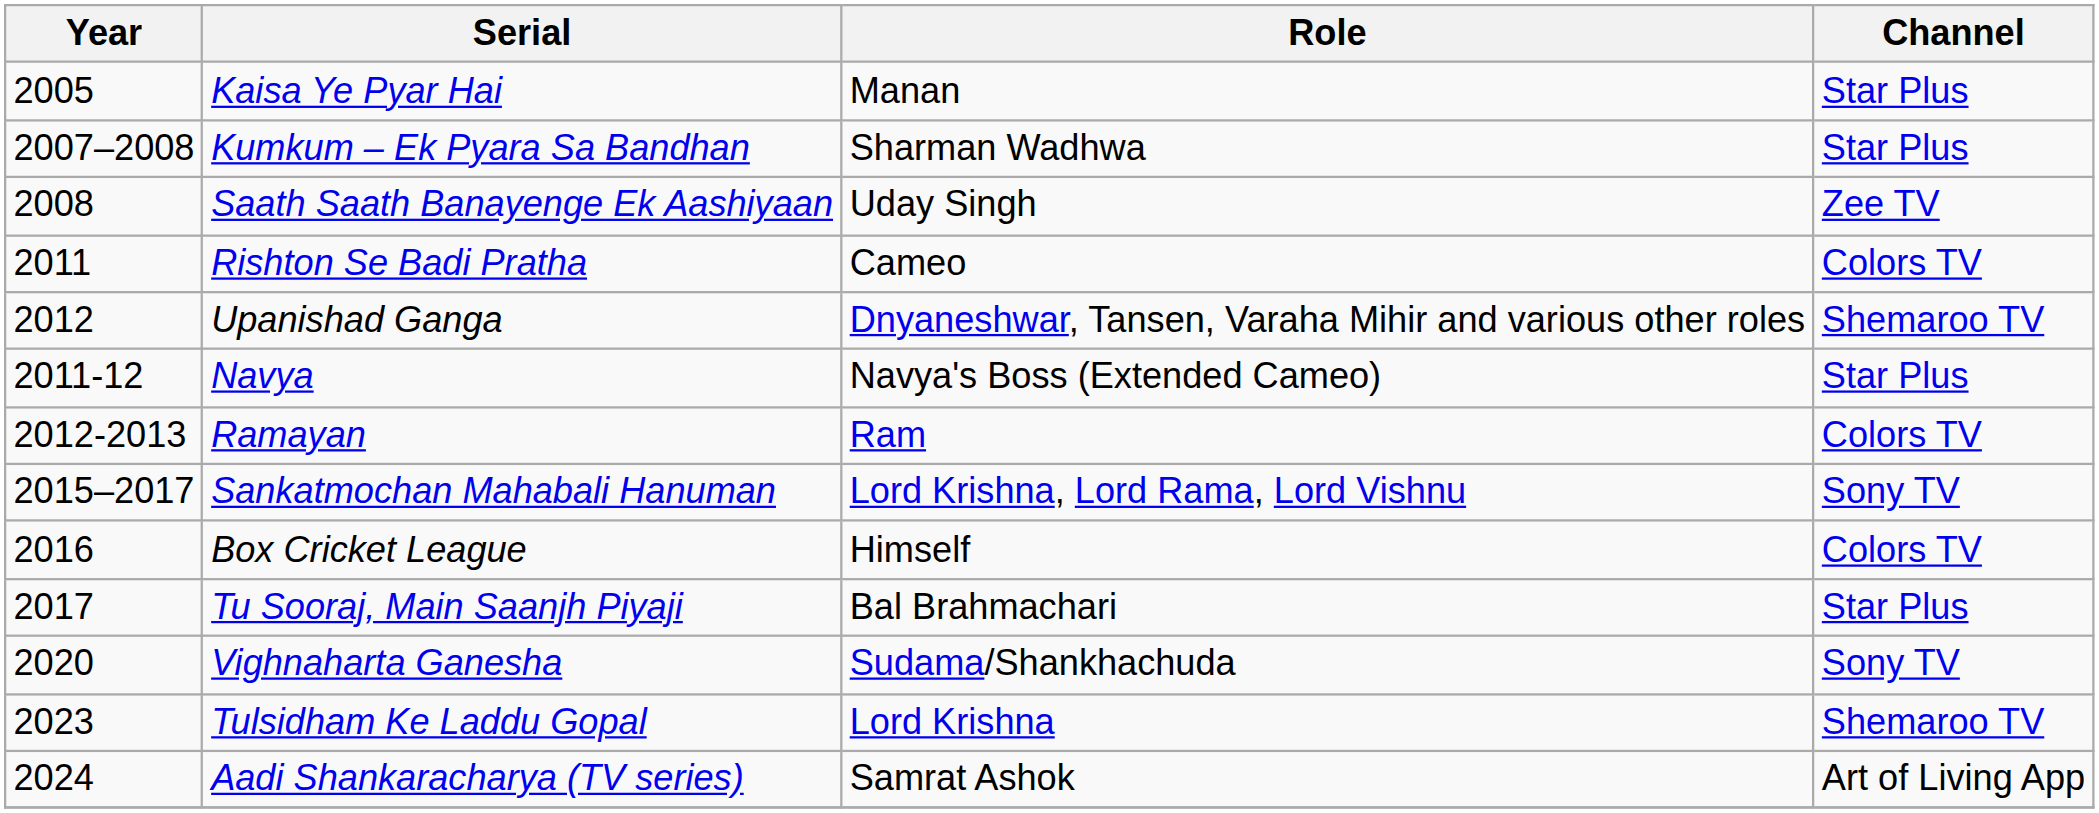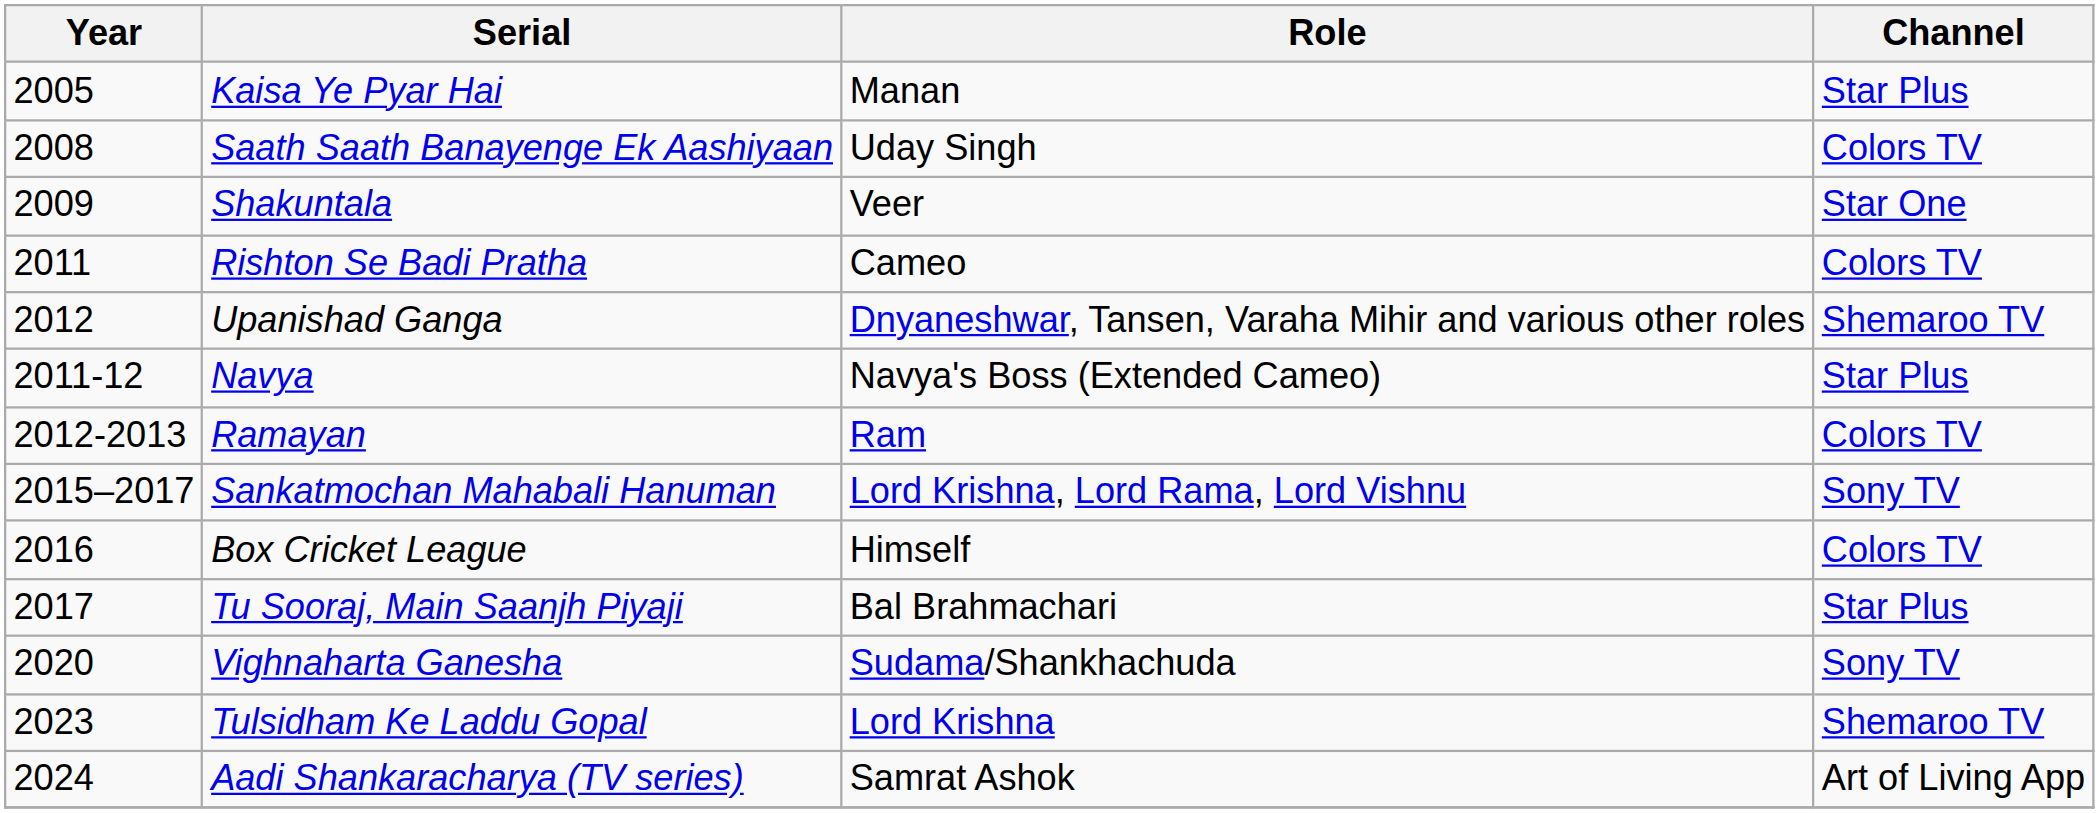- row: (480, 147)
(1881, 205) Zee TV -> (1902, 147) Colors TV
+ row: (302, 205)
